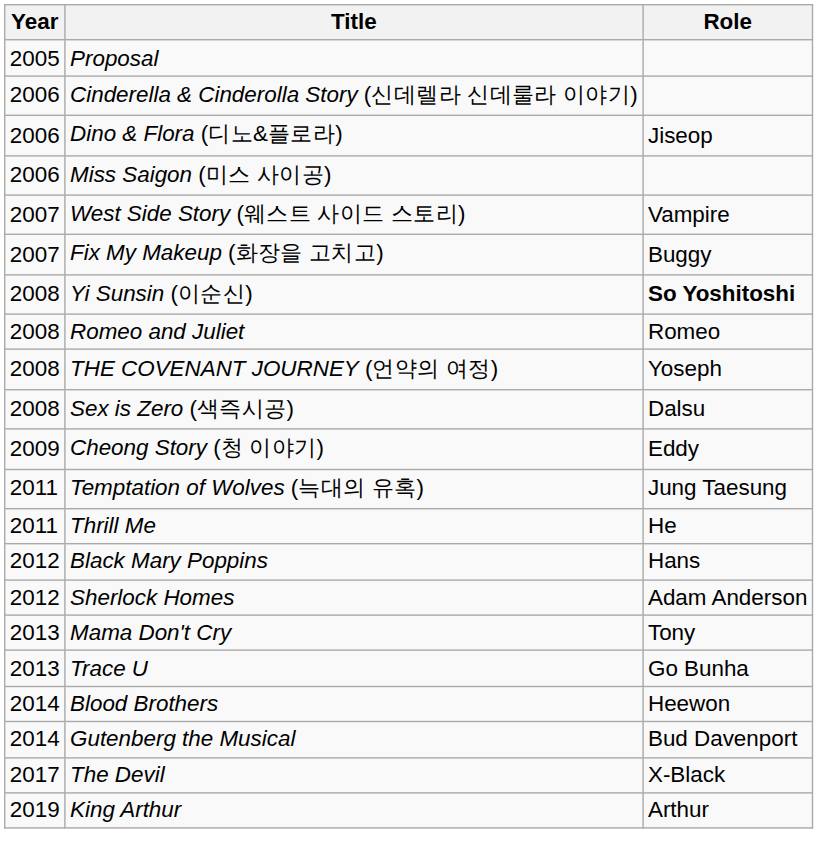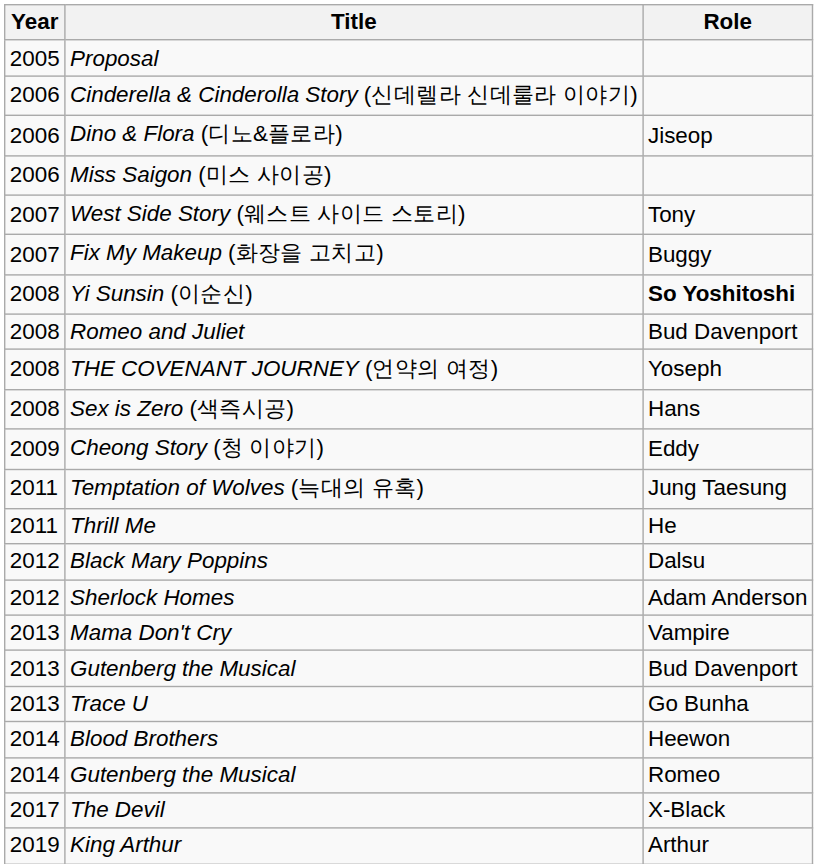(689, 214) Vampire -> (672, 214) Tony
(684, 331) Romeo -> (723, 331) Bud Davenport
(677, 409) Dalsu -> (674, 409) Hans
(674, 561) Hans -> (677, 561) Dalsu
(672, 632) Tony -> (689, 632) Vampire
+ row: (35, 668)
(723, 739) Bud Davenport -> (684, 774) Romeo
